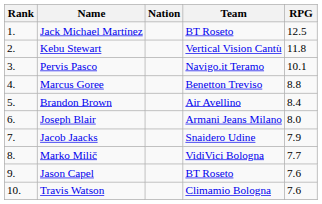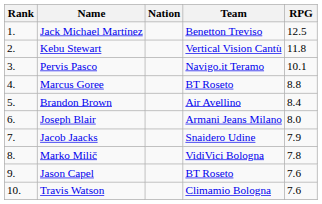(209, 31) BT Roseto -> (224, 31) Benetton Treviso
(224, 84) Benetton Treviso -> (209, 84) BT Roseto
(294, 155) 7.7 -> (294, 155) 7.8
